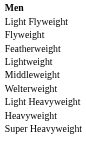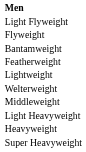+ row: (33, 48)
rows swapped: (31, 89) <-> (32, 75)
